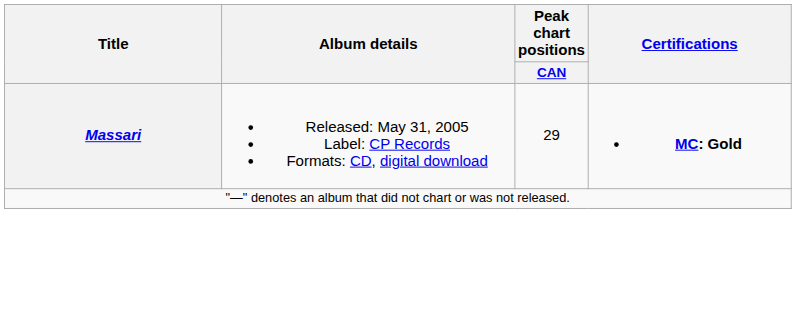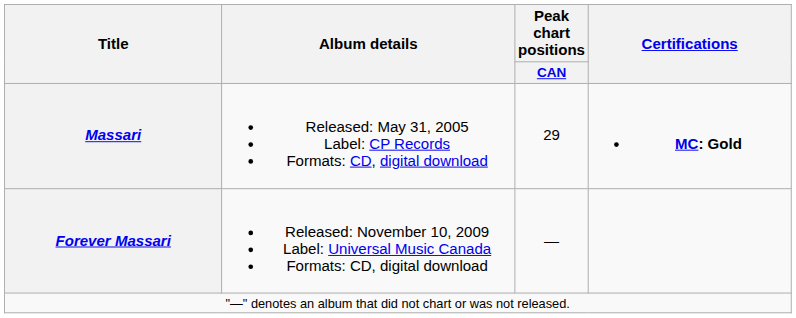+ row: (113, 240)
